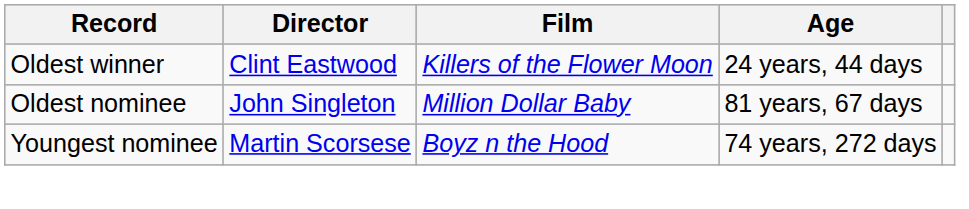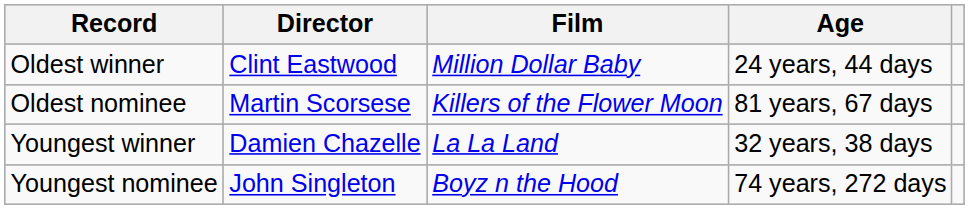(568, 64) Killers of the Flower Moon -> (536, 64) Million Dollar Baby
(312, 104) John Singleton -> (320, 104) Martin Scorsese
(526, 104) Million Dollar Baby -> (577, 104) Killers of the Flower Moon
+ row: (103, 143)
(320, 143) Martin Scorsese -> (312, 183) John Singleton
